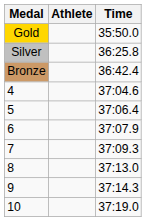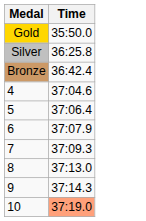- column: (72, 14)
(118, 206) no background -> (72, 206) lightsalmon background
